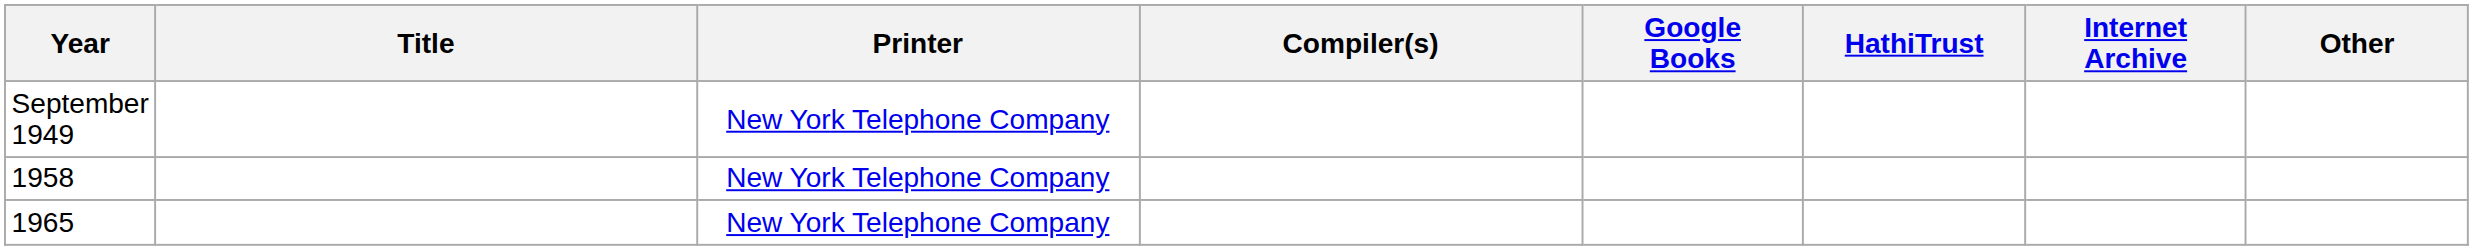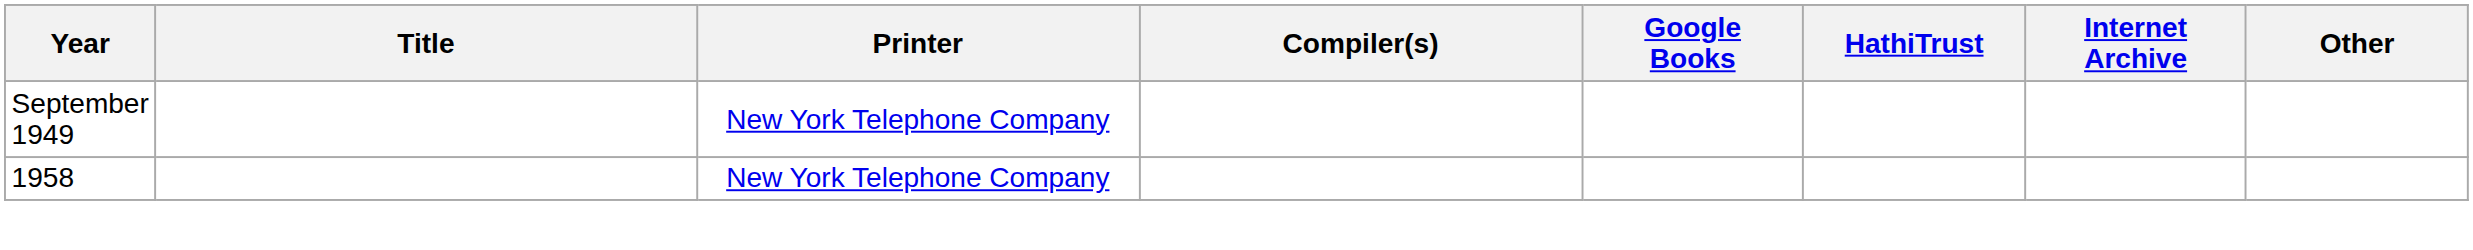- row: (43, 223)
